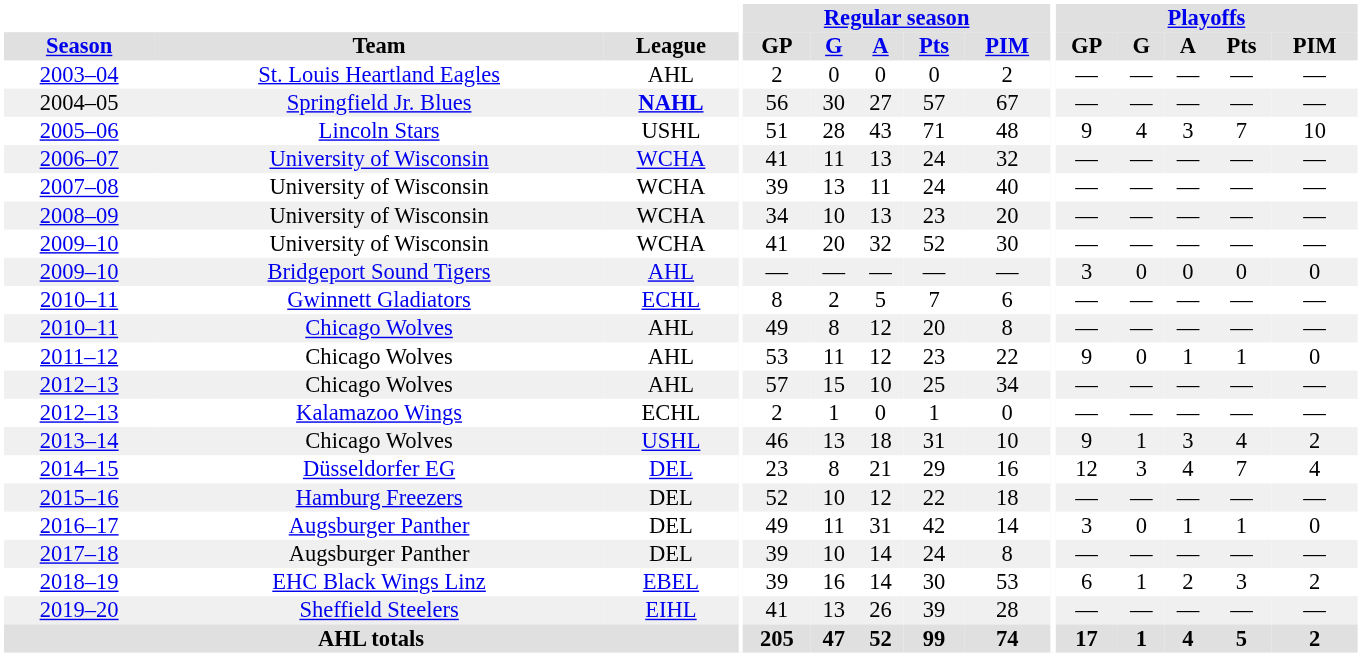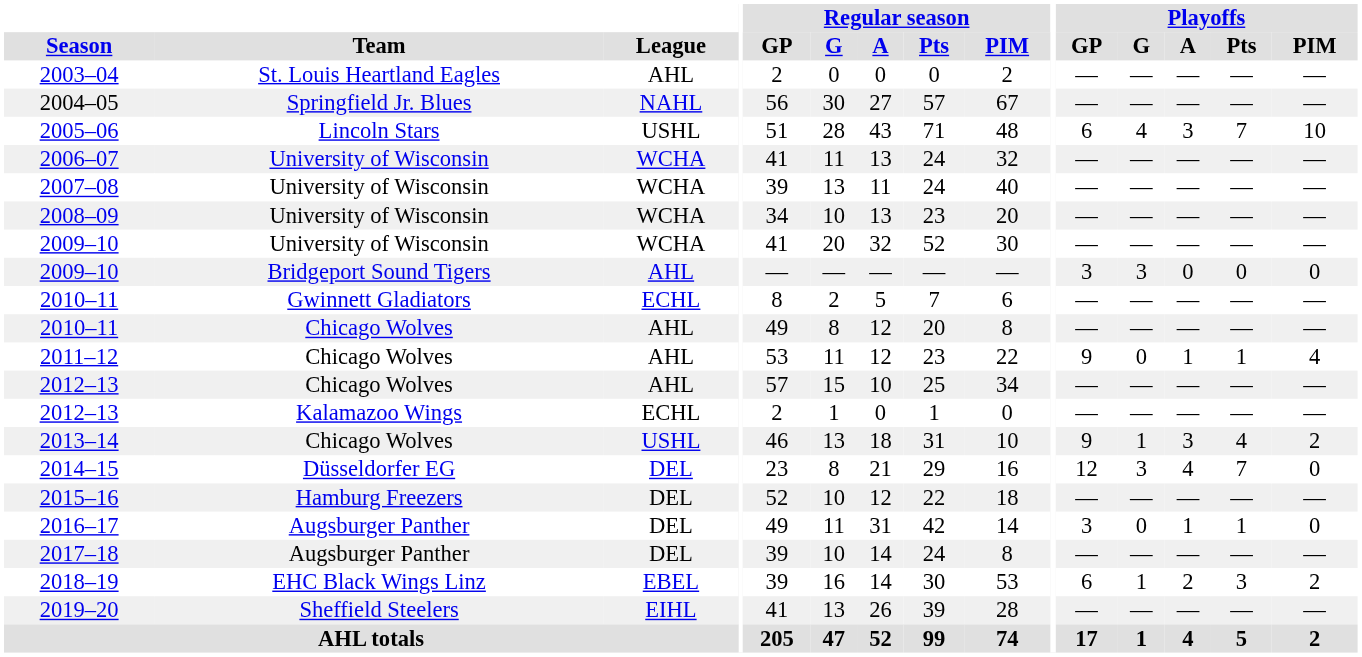(671, 102) bold -> (671, 102) normal
(1087, 130) 9 -> (1087, 130) 6
(1141, 271) 0 -> (1141, 271) 3
(1315, 356) 0 -> (1315, 356) 4
(1315, 469) 4 -> (1315, 469) 0
